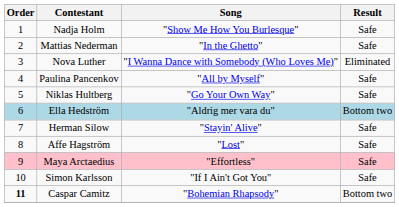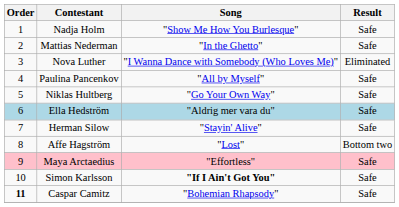(368, 111) Bottom two -> (368, 111) Safe
(368, 144) Safe -> (368, 144) Bottom two
(231, 177) normal -> (231, 177) bold
(368, 194) Bottom two -> (368, 194) Safe
